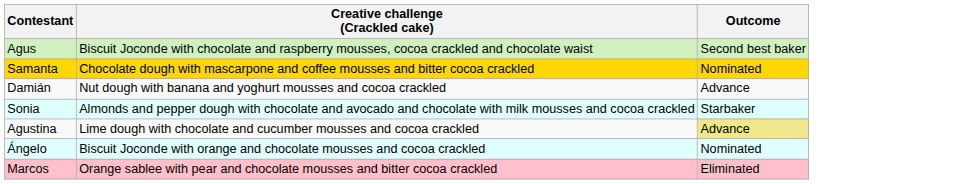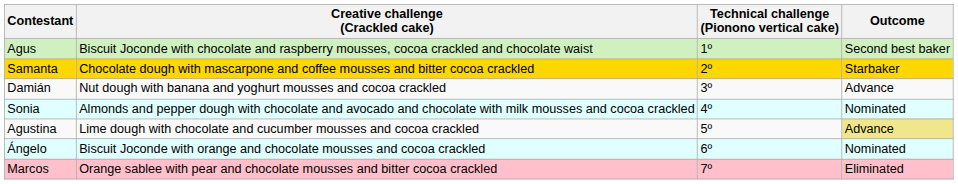+ column: (770, 21)
(731, 68) Nominated -> (872, 68) Starbaker
(728, 108) Starbaker -> (875, 108) Nominated
